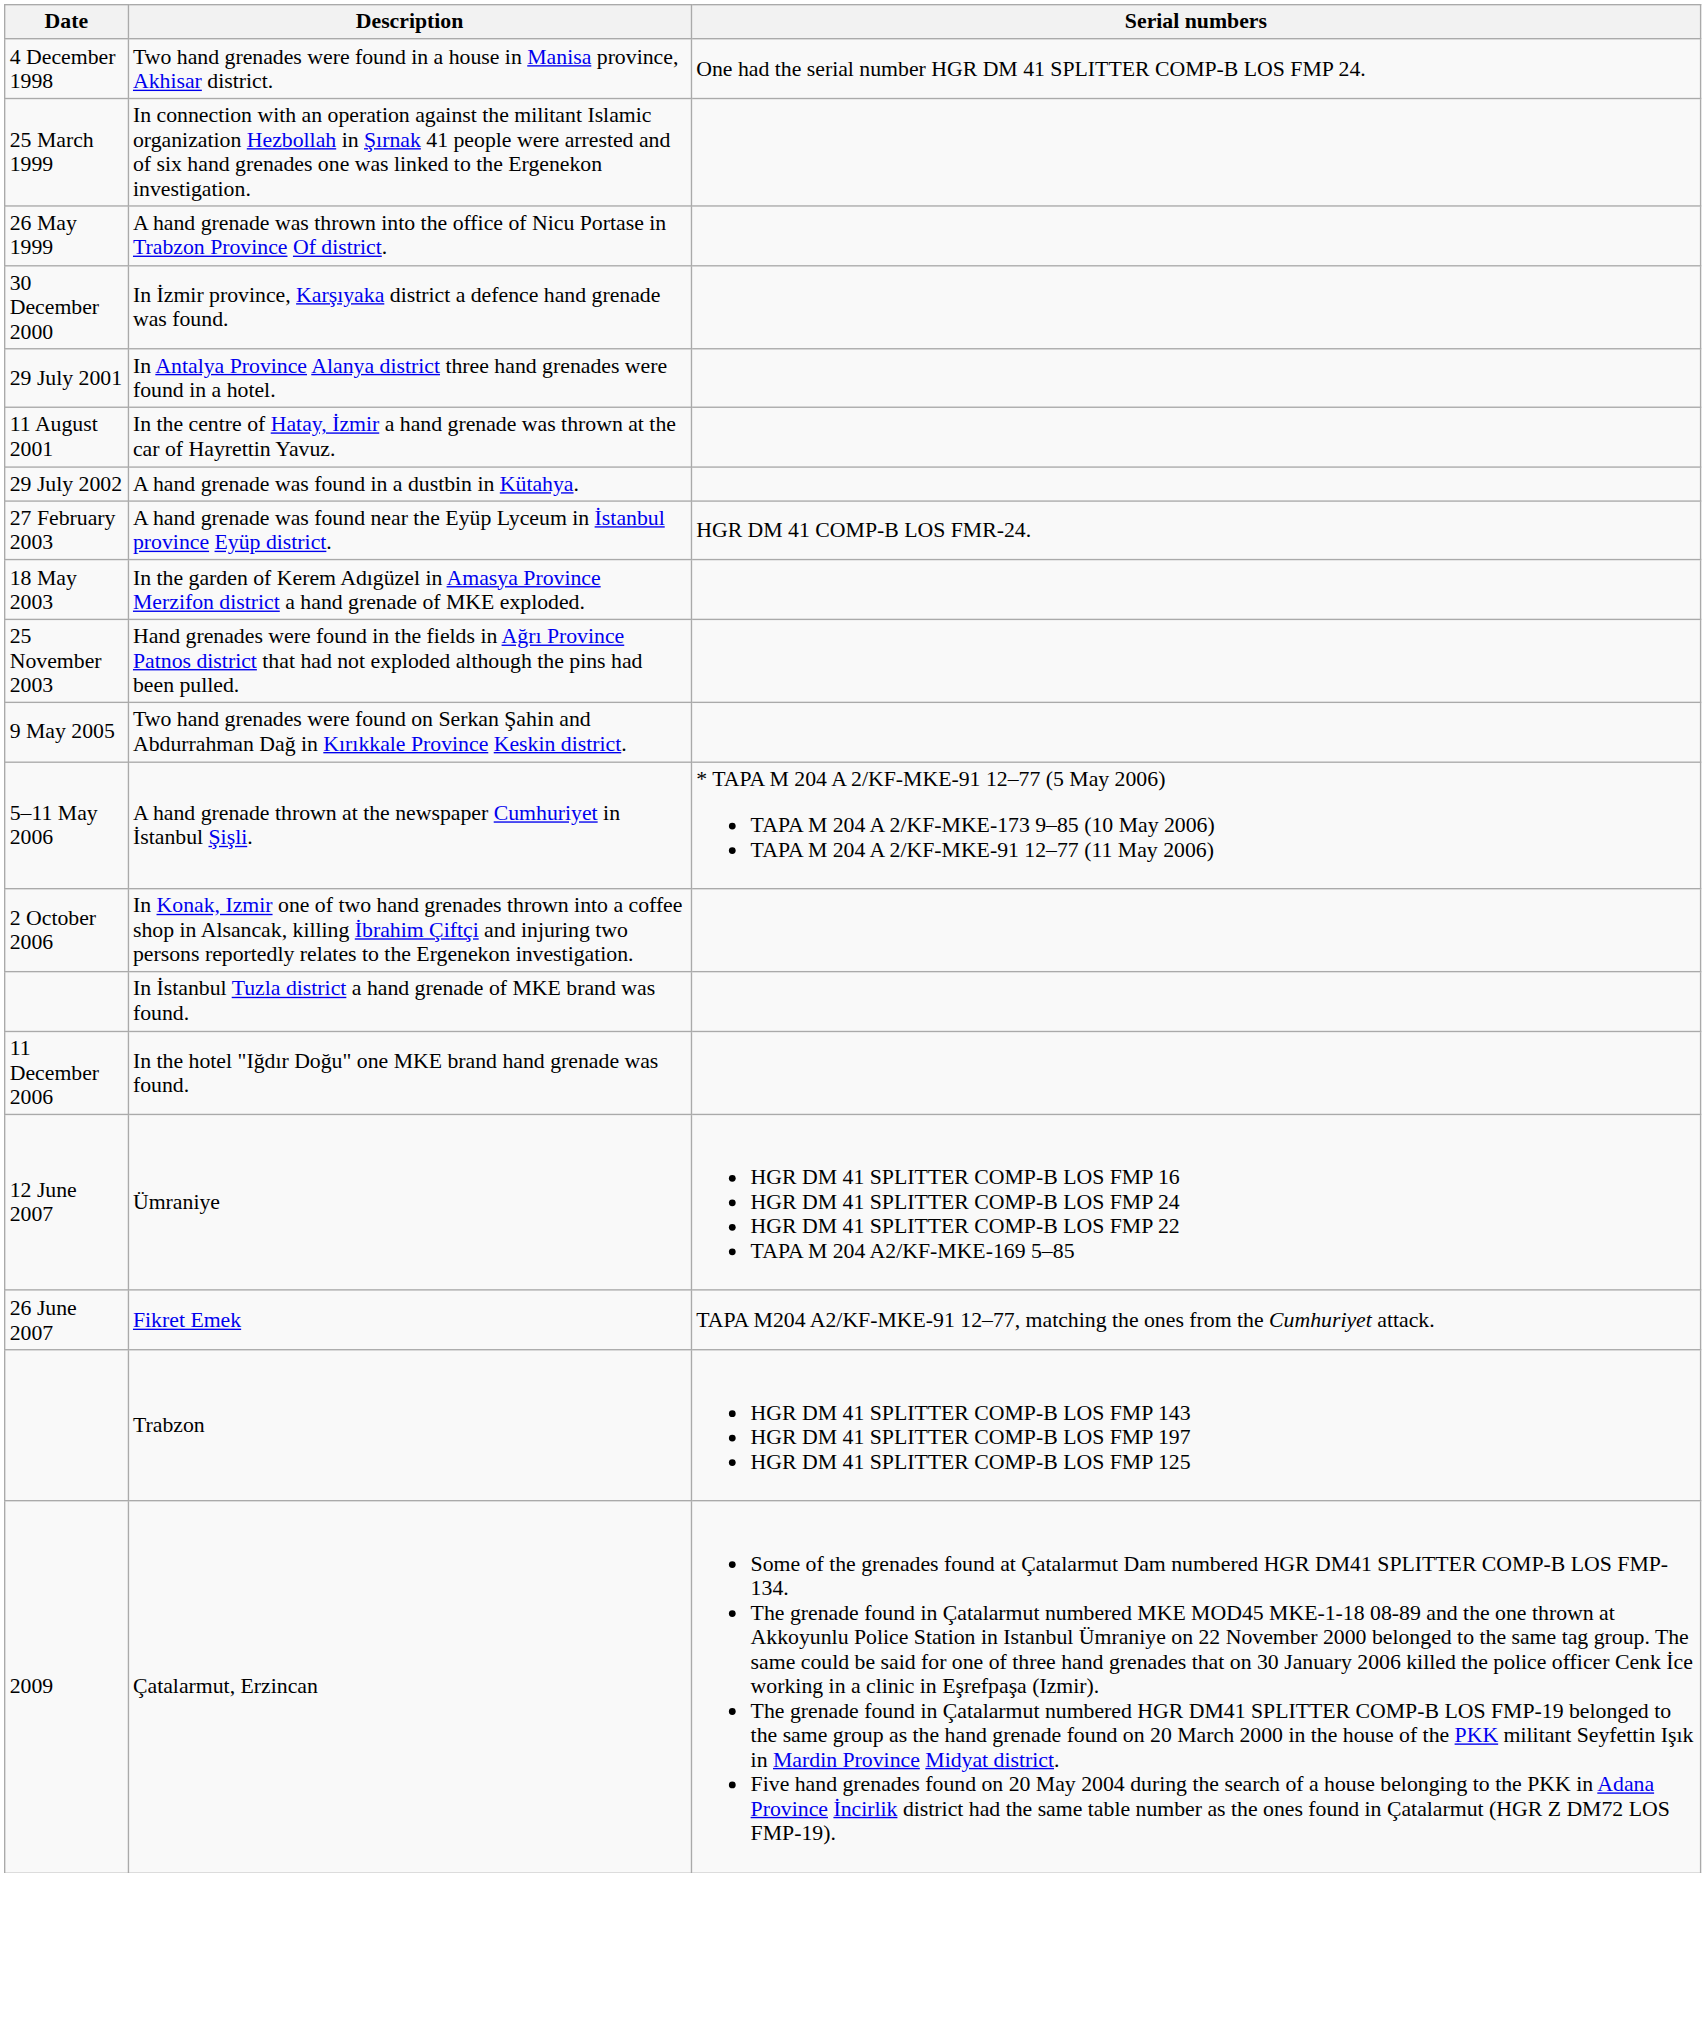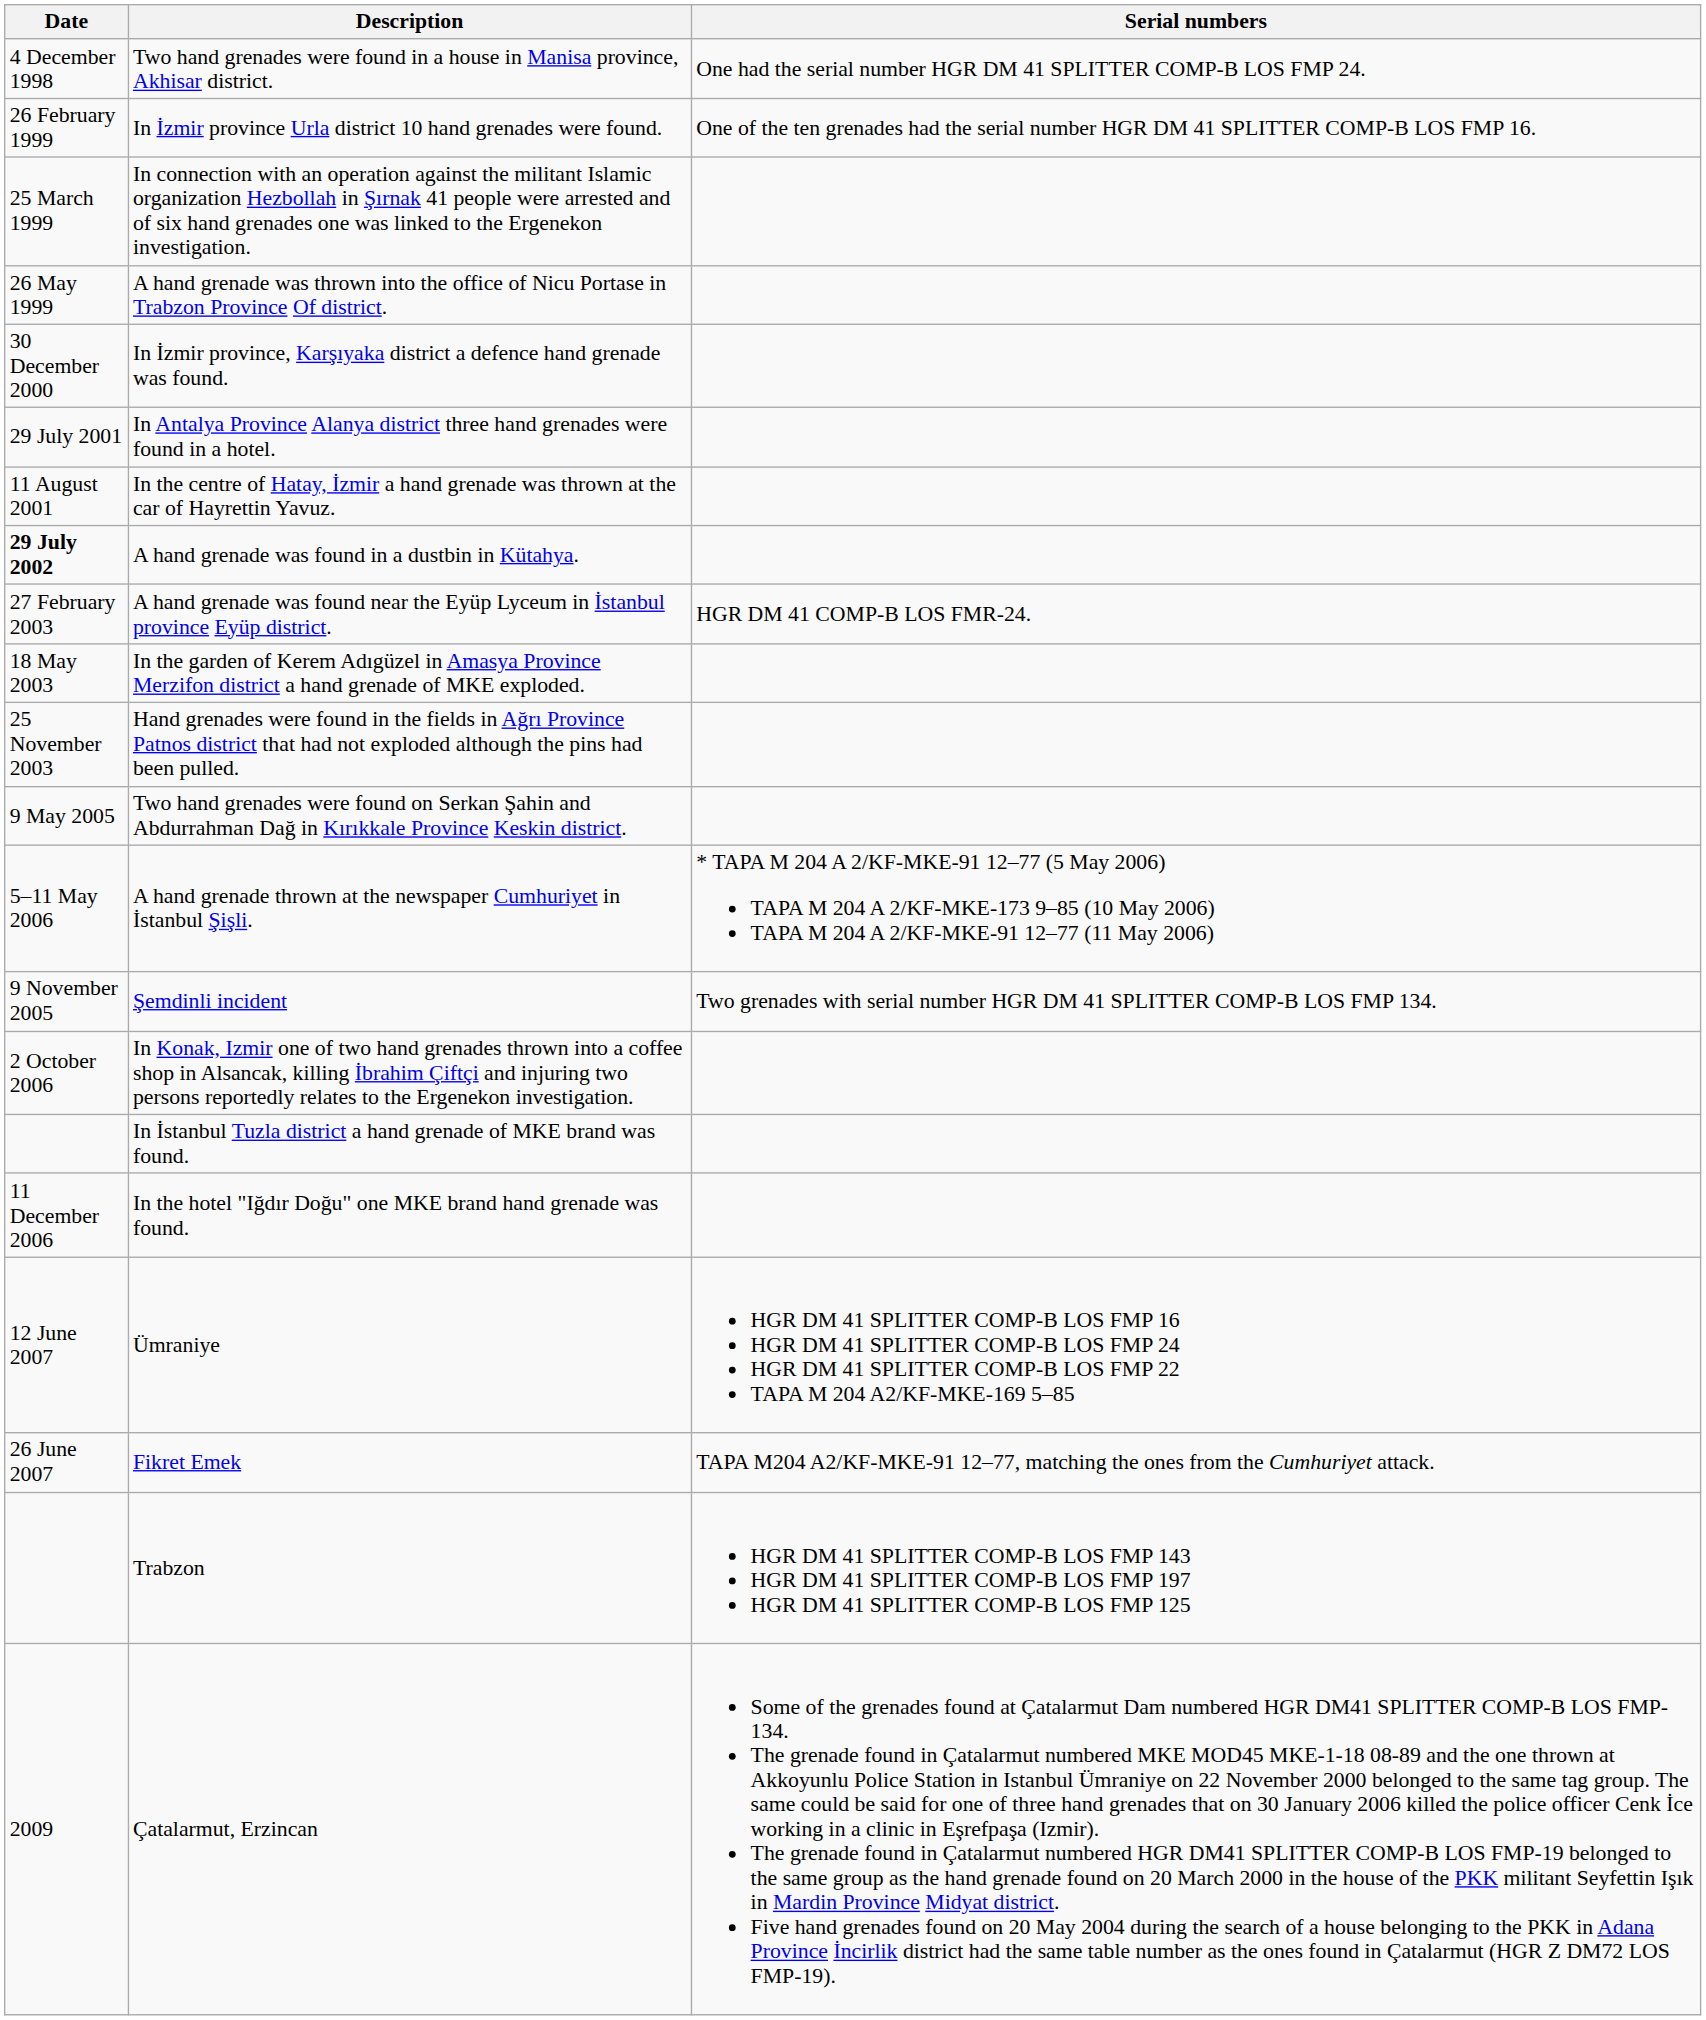+ row: (398, 127)
(66, 483) normal -> (43, 554) bold
+ row: (210, 1001)
